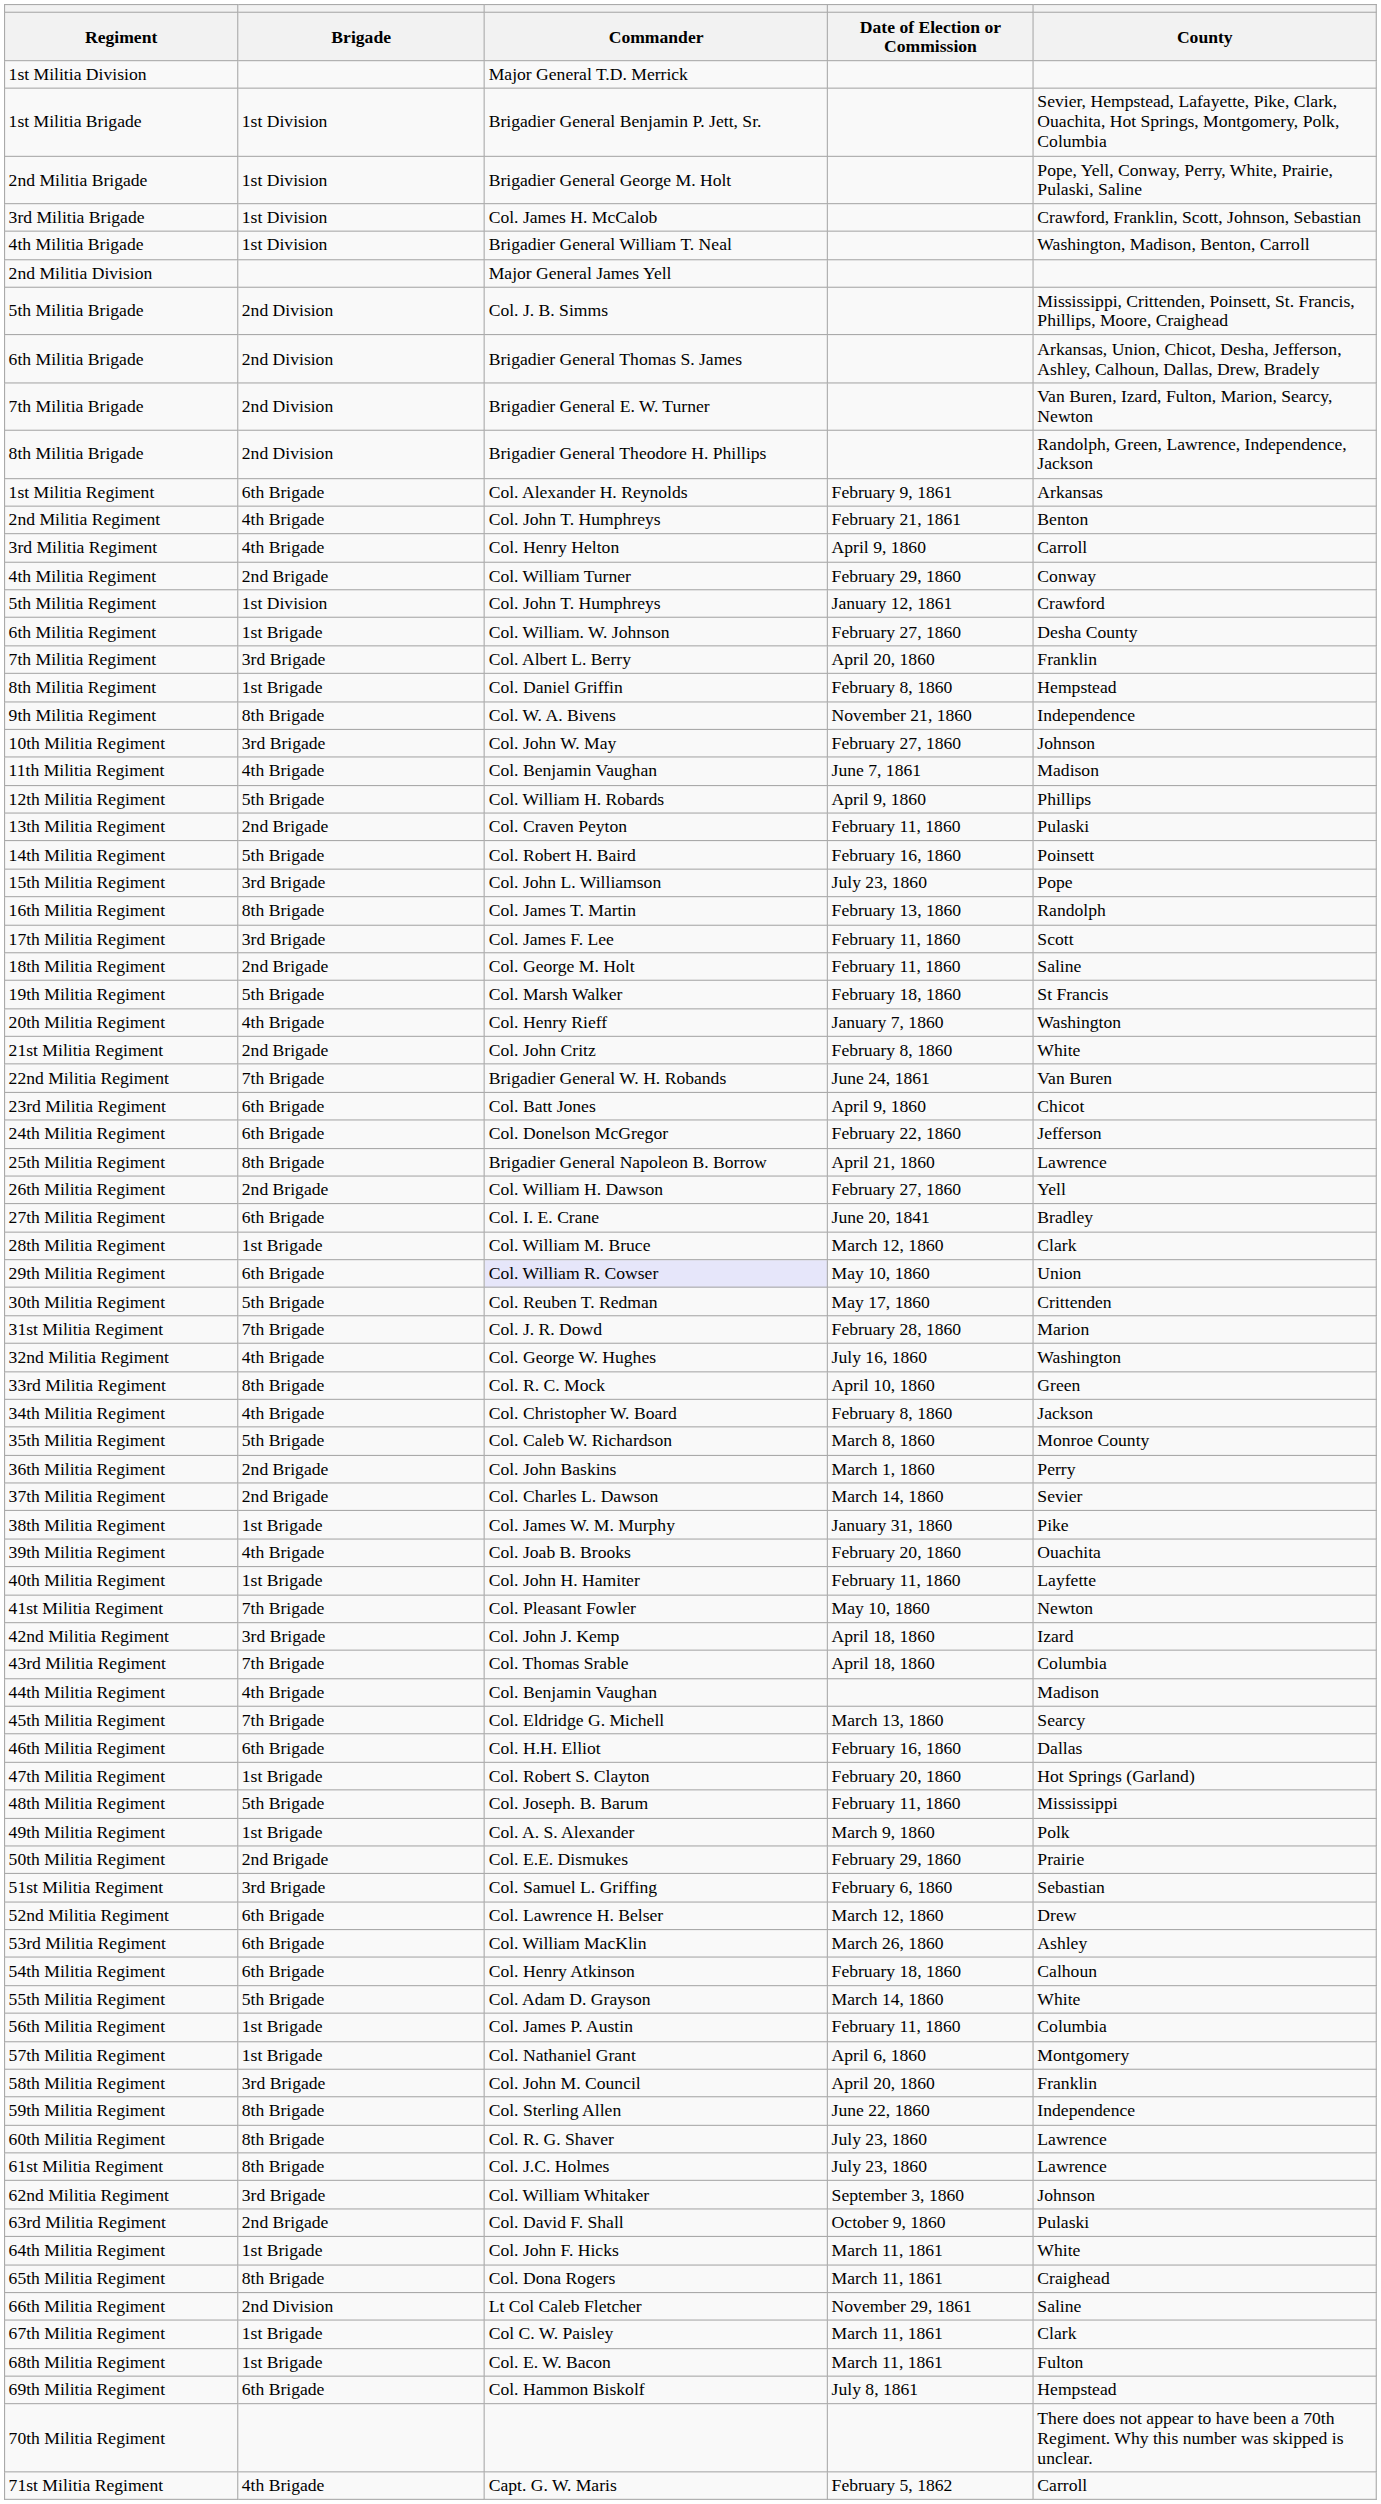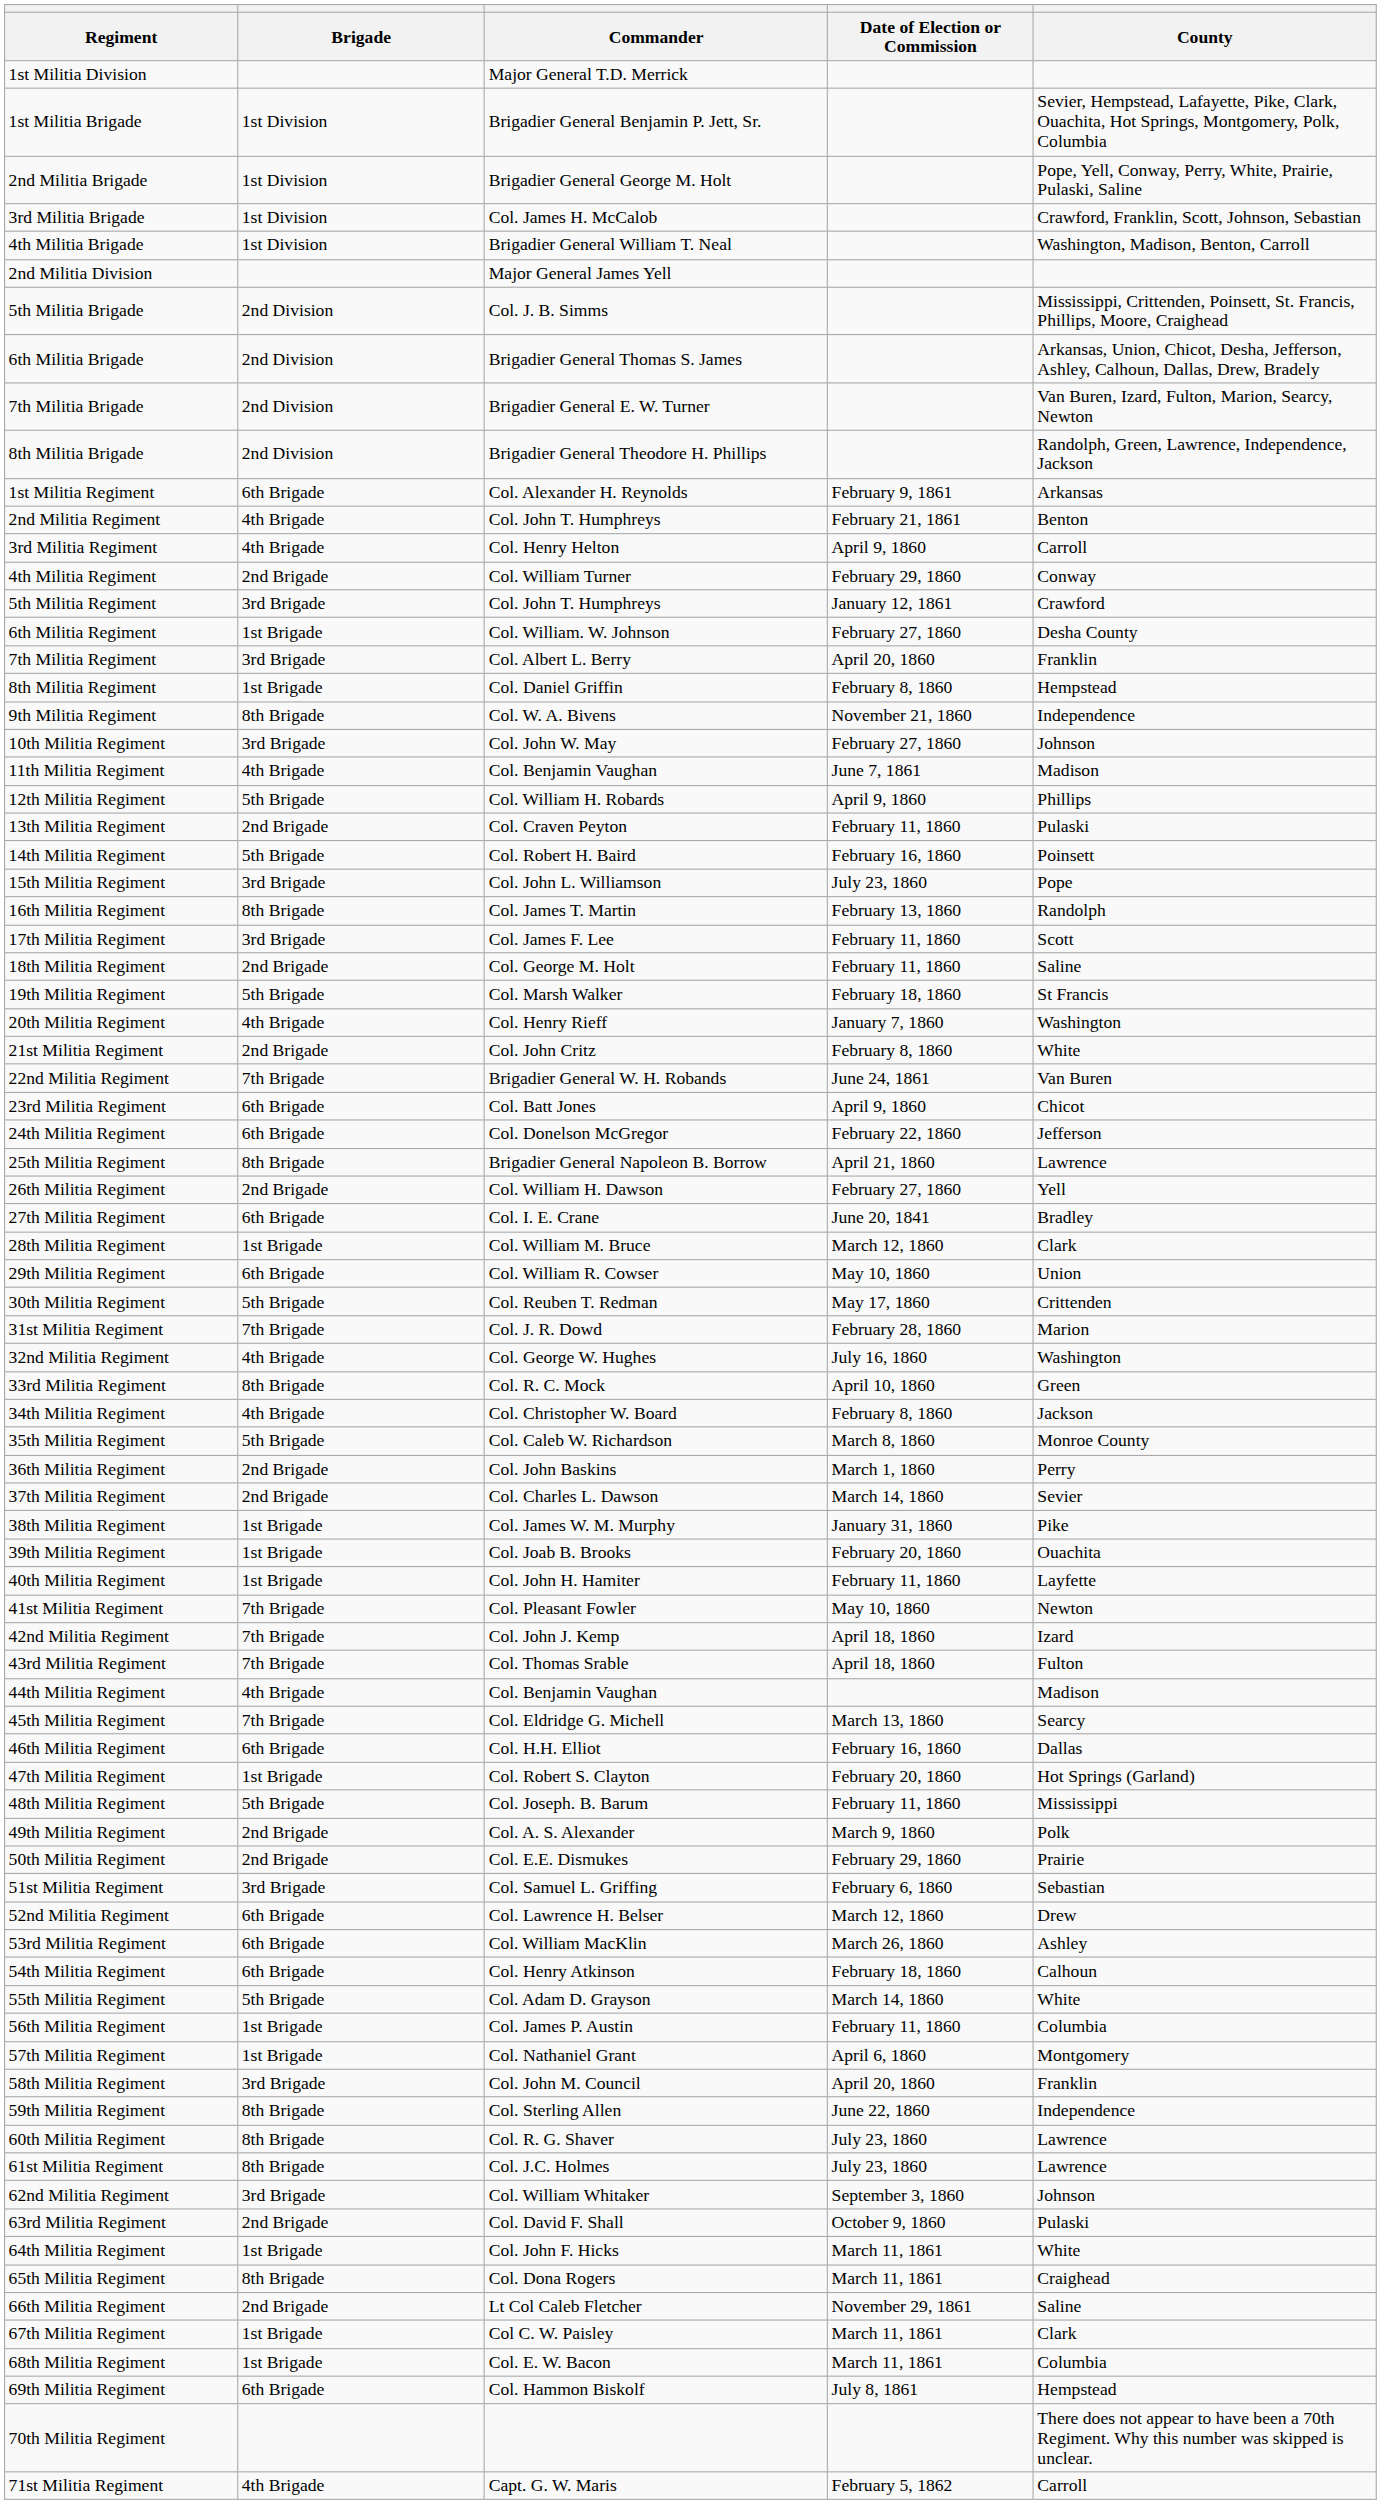(285, 603) 1st Division -> (284, 603) 3rd Brigade
(573, 1273) lavender background -> (573, 1273) no background
(283, 1552) 4th Brigade -> (282, 1552) 1st Brigade
(284, 1636) 3rd Brigade -> (283, 1636) 7th Brigade
(1072, 1664) Columbia -> (1060, 1664) Fulton
(282, 1831) 1st Brigade -> (285, 1831) 2nd Brigade
(288, 2306) 2nd Division -> (285, 2306) 2nd Brigade
(1060, 2362) Fulton -> (1072, 2362) Columbia
